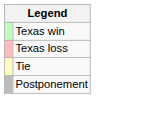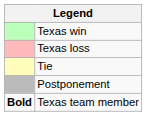+ row: (88, 102)
